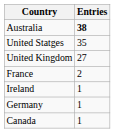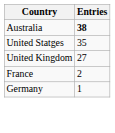- row: (20, 89)
- row: (21, 120)
